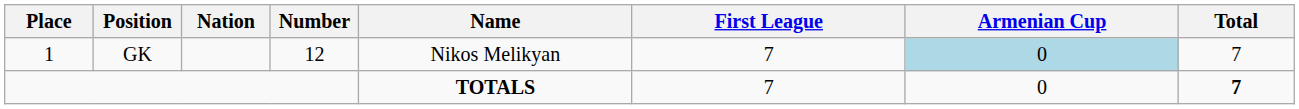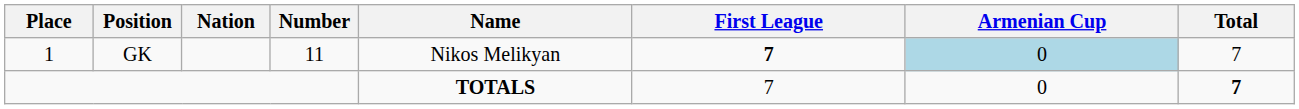(314, 54) 12 -> (314, 54) 11
(769, 54) normal -> (769, 54) bold
